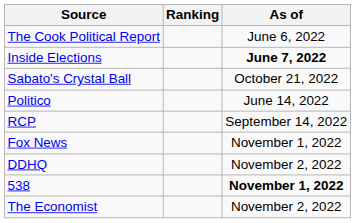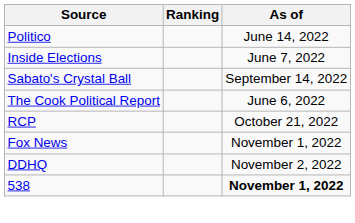rows swapped: (84, 36) <-> (29, 100)
(286, 57) bold -> (286, 57) normal
(286, 79) October 21, 2022 -> (286, 79) September 14, 2022
(286, 121) September 14, 2022 -> (286, 121) October 21, 2022
- row: (52, 206)
